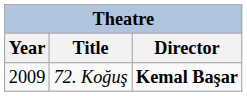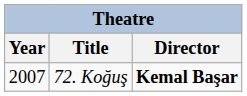(27, 76) 2009 -> (27, 76) 2007
